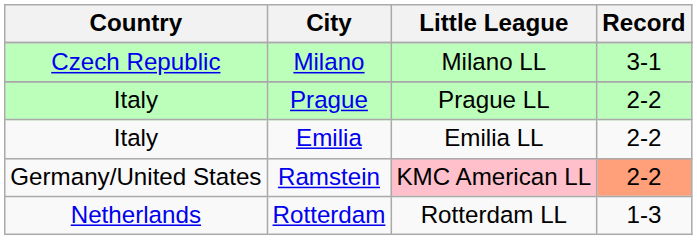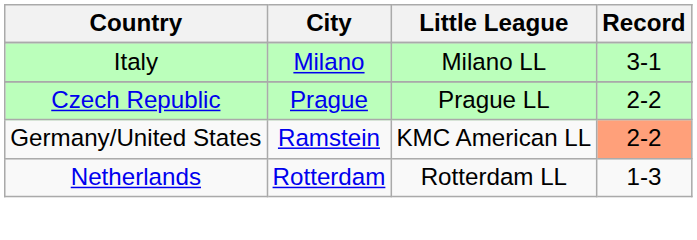(136, 61) Czech Republic -> (136, 61) Italy
(136, 100) Italy -> (136, 100) Czech Republic
- row: (329, 138)
(494, 176) pink background -> (494, 138) no background
